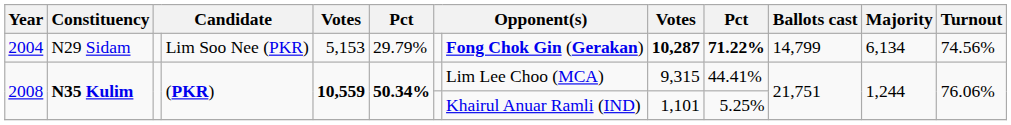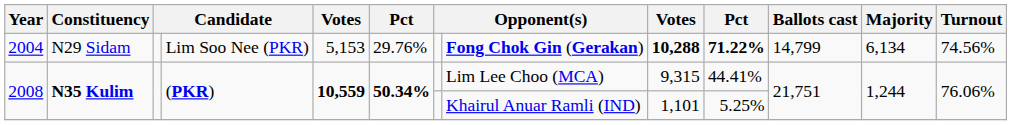(400, 47) 29.79% -> (400, 47) 29.76%
(676, 47) 10,287 -> (676, 47) 10,288
